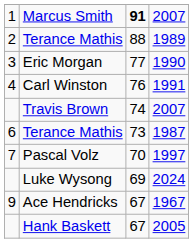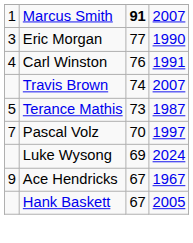- row: (73, 39)
(12, 132) 6 -> (12, 109) 5
